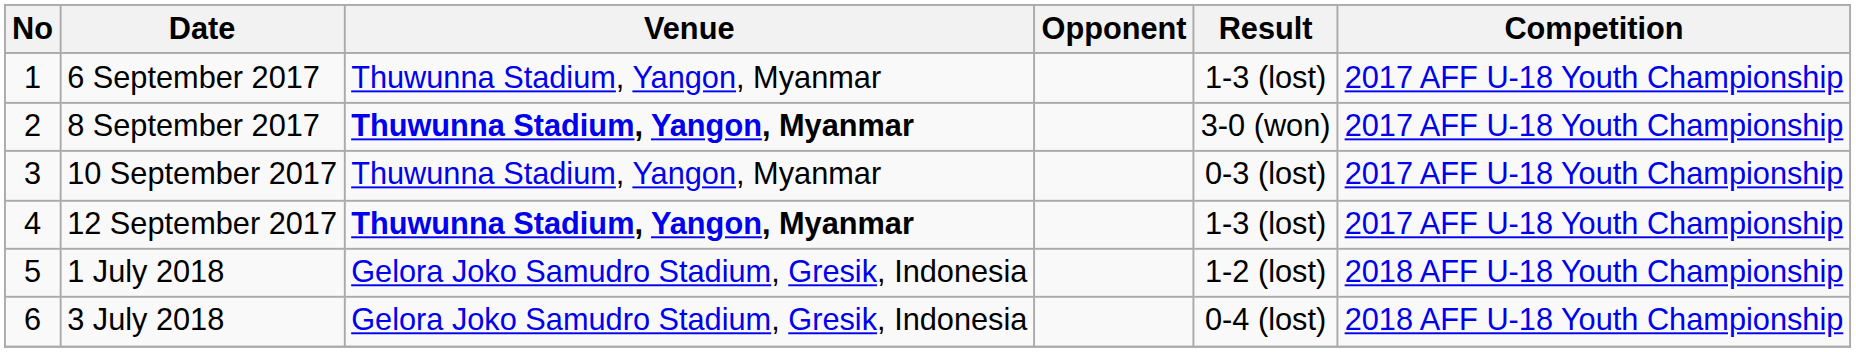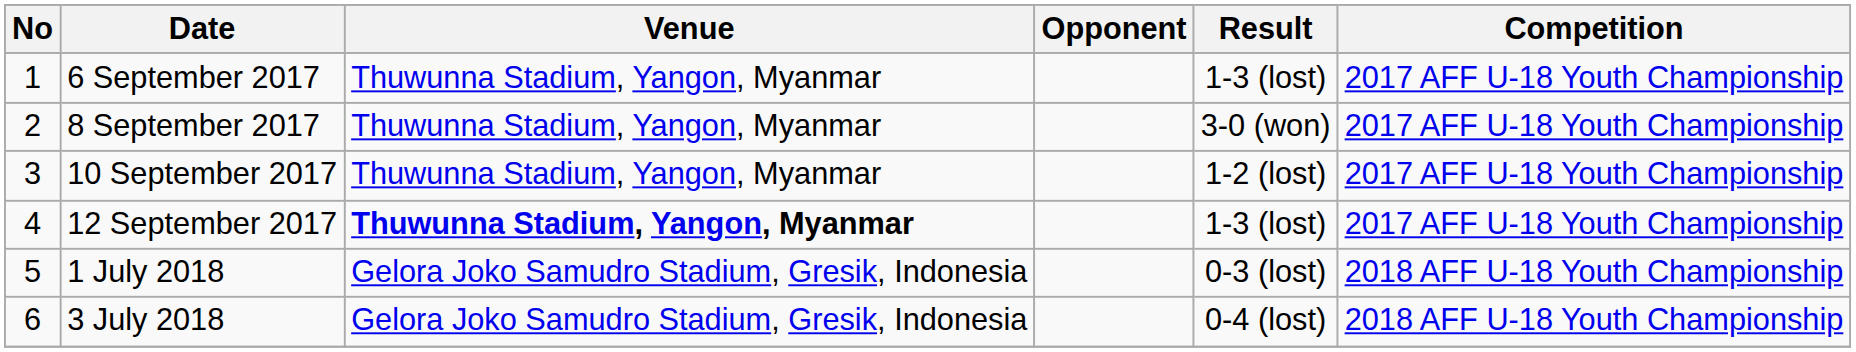(633, 126) bold -> (616, 126) normal
(1266, 175) 0-3 (lost) -> (1266, 175) 1-2 (lost)
(1266, 272) 1-2 (lost) -> (1266, 272) 0-3 (lost)
